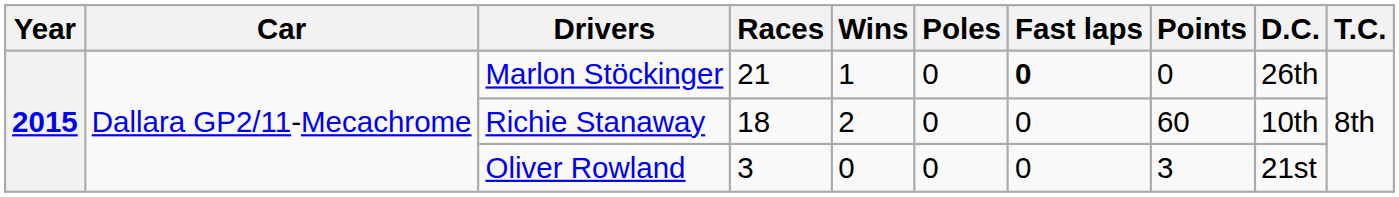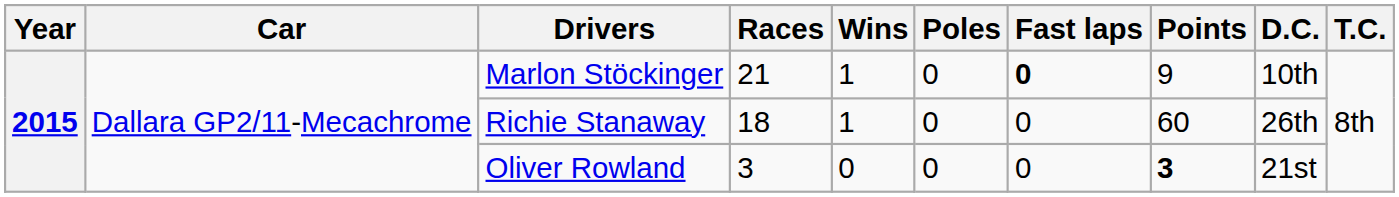(1165, 74) 0 -> (1165, 74) 9
(1290, 74) 26th -> (1290, 74) 10th
(846, 121) 2 -> (846, 121) 1
(1290, 121) 10th -> (1290, 121) 26th
(1165, 167) normal -> (1165, 167) bold
